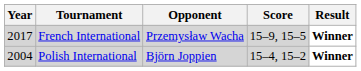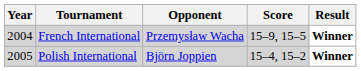(20, 35) 2017 -> (20, 35) 2004
(20, 56) 2004 -> (20, 56) 2005
